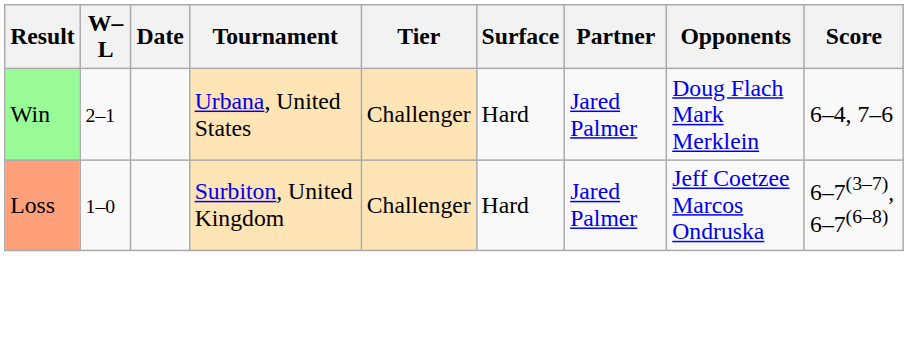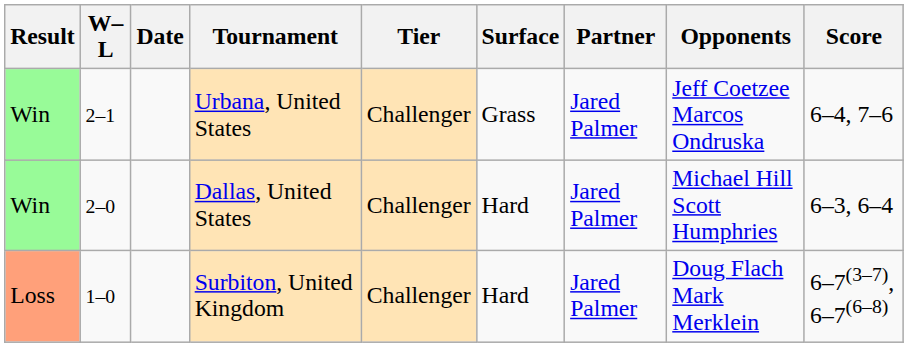(505, 114) Hard -> (509, 114) Grass
(728, 114) Doug Flach Mark Merklein -> (731, 114) Jeff Coetzee Marcos Ondruska
+ row: (263, 204)
(731, 204) Jeff Coetzee Marcos Ondruska -> (728, 295) Doug Flach Mark Merklein
